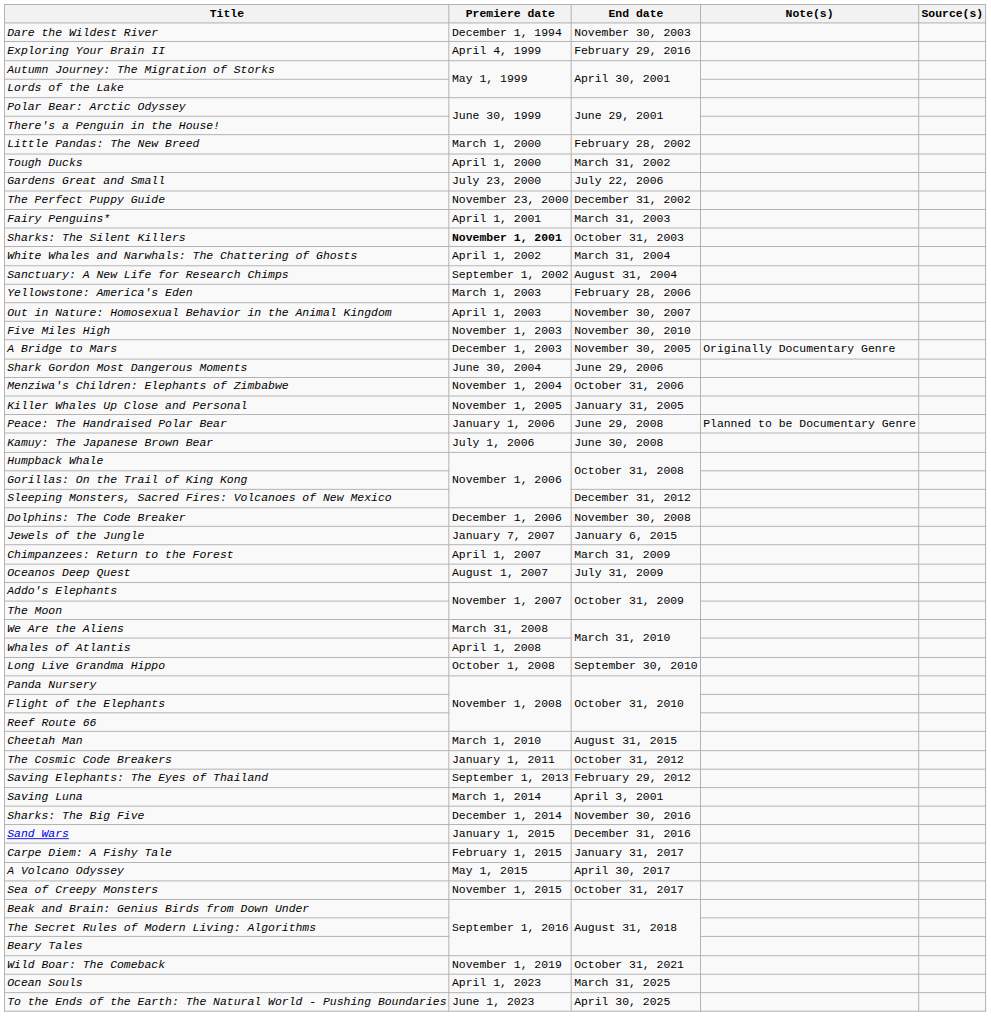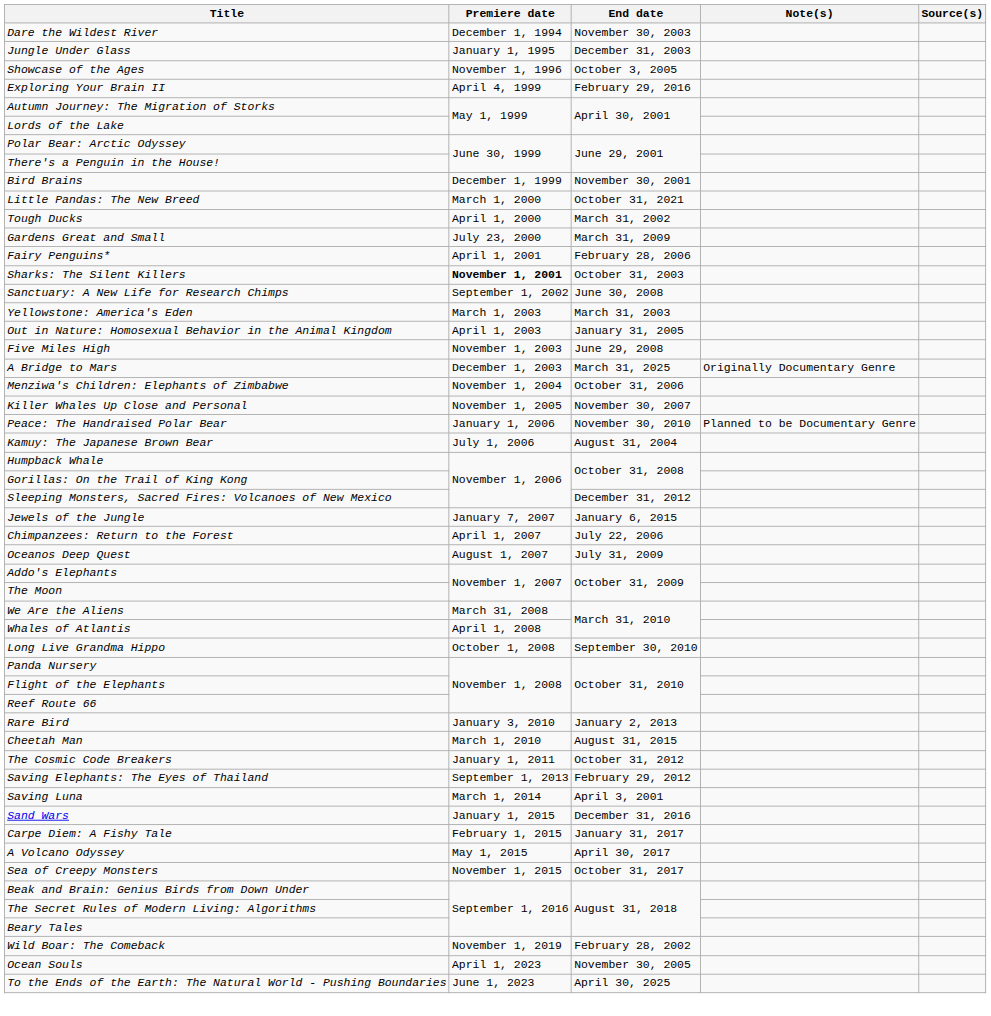+ row: (69, 51)
+ row: (76, 70)
+ row: (45, 182)
(632, 144) February 28, 2002 -> (629, 200) October 31, 2021
(619, 182) July 22, 2006 -> (622, 238) March 31, 2009
- row: (86, 200)
(622, 219) March 31, 2003 -> (632, 256) February 28, 2006
- row: (182, 256)
(626, 275) August 31, 2004 -> (619, 293) June 30, 2008
(632, 293) February 28, 2006 -> (622, 312) March 31, 2003
(632, 312) November 30, 2007 -> (629, 331) January 31, 2005
(632, 331) November 30, 2010 -> (619, 349) June 29, 2008
(632, 349) November 30, 2005 -> (622, 368) March 31, 2025
- row: (127, 368)
(629, 405) January 31, 2005 -> (632, 405) November 30, 2007
(619, 424) June 29, 2008 -> (632, 424) November 30, 2010
(619, 443) June 30, 2008 -> (626, 443) August 31, 2004
- row: (96, 517)
(622, 554) March 31, 2009 -> (619, 536) July 22, 2006
+ row: (38, 722)
- row: (76, 815)
(629, 965) October 31, 2021 -> (632, 946) February 28, 2002
(622, 983) March 31, 2025 -> (632, 965) November 30, 2005
